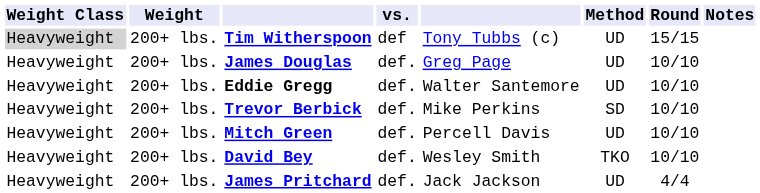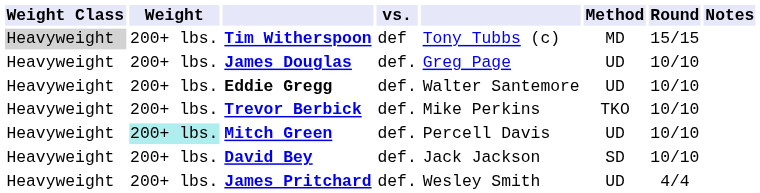(615, 39) UD -> (615, 39) MD
(615, 110) SD -> (615, 110) TKO
(174, 134) no background -> (174, 134) paleturquoise background
(482, 157) Wesley Smith -> (482, 157) Jack Jackson
(615, 157) TKO -> (615, 157) SD
(482, 181) Jack Jackson -> (482, 181) Wesley Smith
